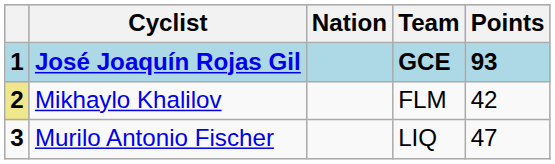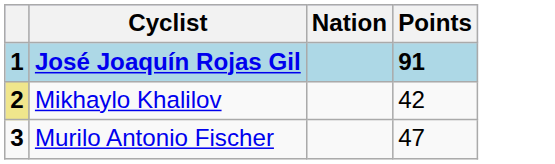- column: (429, 23)
(484, 61) 93 -> (412, 61) 91
